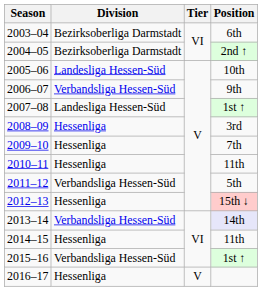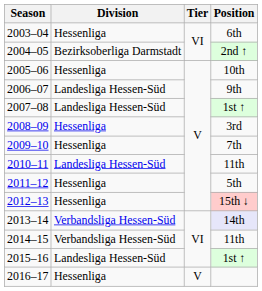(118, 32) Bezirksoberliga Darmstadt -> (80, 32) Hessenliga
(110, 70) Landesliga Hessen-Süd -> (80, 70) Hessenliga
(115, 88) Verbandsliga Hessen-Süd -> (110, 88) Landesliga Hessen-Süd
(80, 164) Hessenliga -> (110, 164) Landesliga Hessen-Süd
(115, 182) Verbandsliga Hessen-Süd -> (80, 182) Hessenliga
(80, 239) Hessenliga -> (115, 239) Verbandsliga Hessen-Süd
(115, 257) Verbandsliga Hessen-Süd -> (110, 257) Landesliga Hessen-Süd
